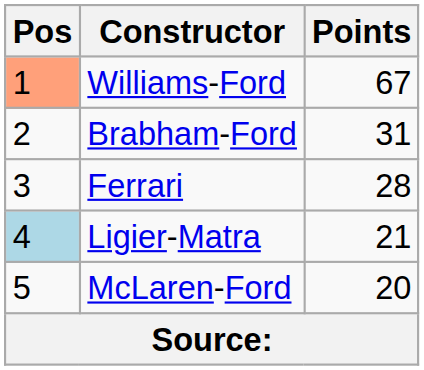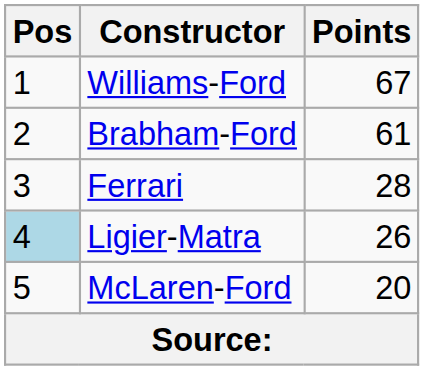(22, 82) lightsalmon background -> (22, 82) no background
(393, 134) 31 -> (393, 134) 61
(393, 237) 21 -> (393, 237) 26
